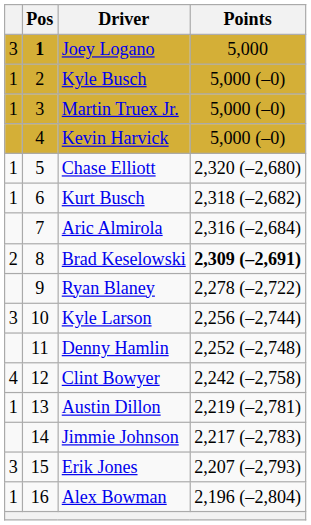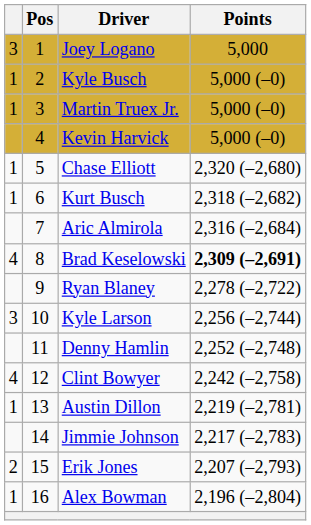(40, 49) bold -> (40, 49) normal
(13, 258) 2 -> (13, 258) 4
(13, 466) 3 -> (13, 466) 2
